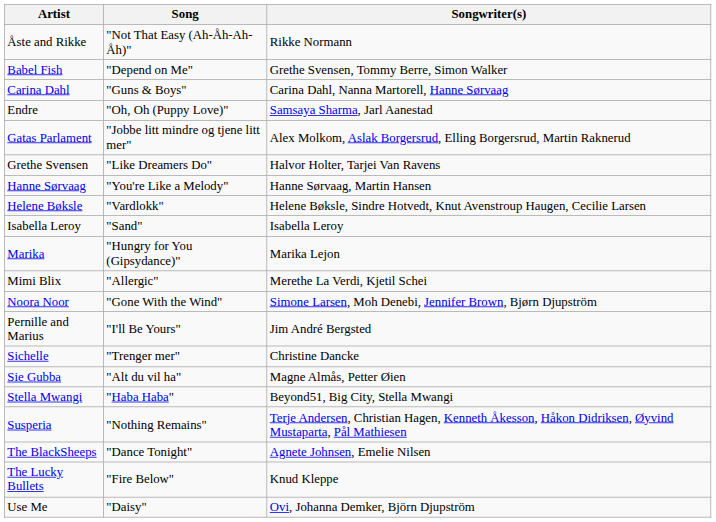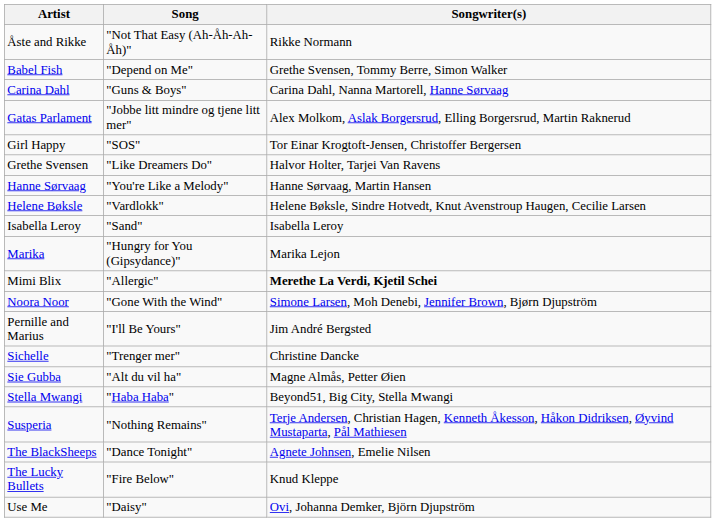- row: (23, 110)
+ row: (36, 144)
(348, 281) normal -> (353, 281) bold
